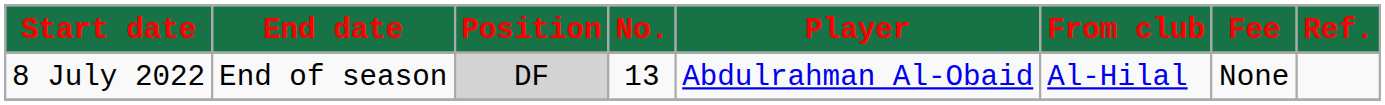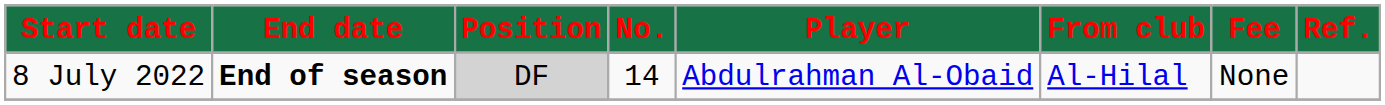(333, 77) normal -> (333, 77) bold
(642, 77) 13 -> (642, 77) 14
